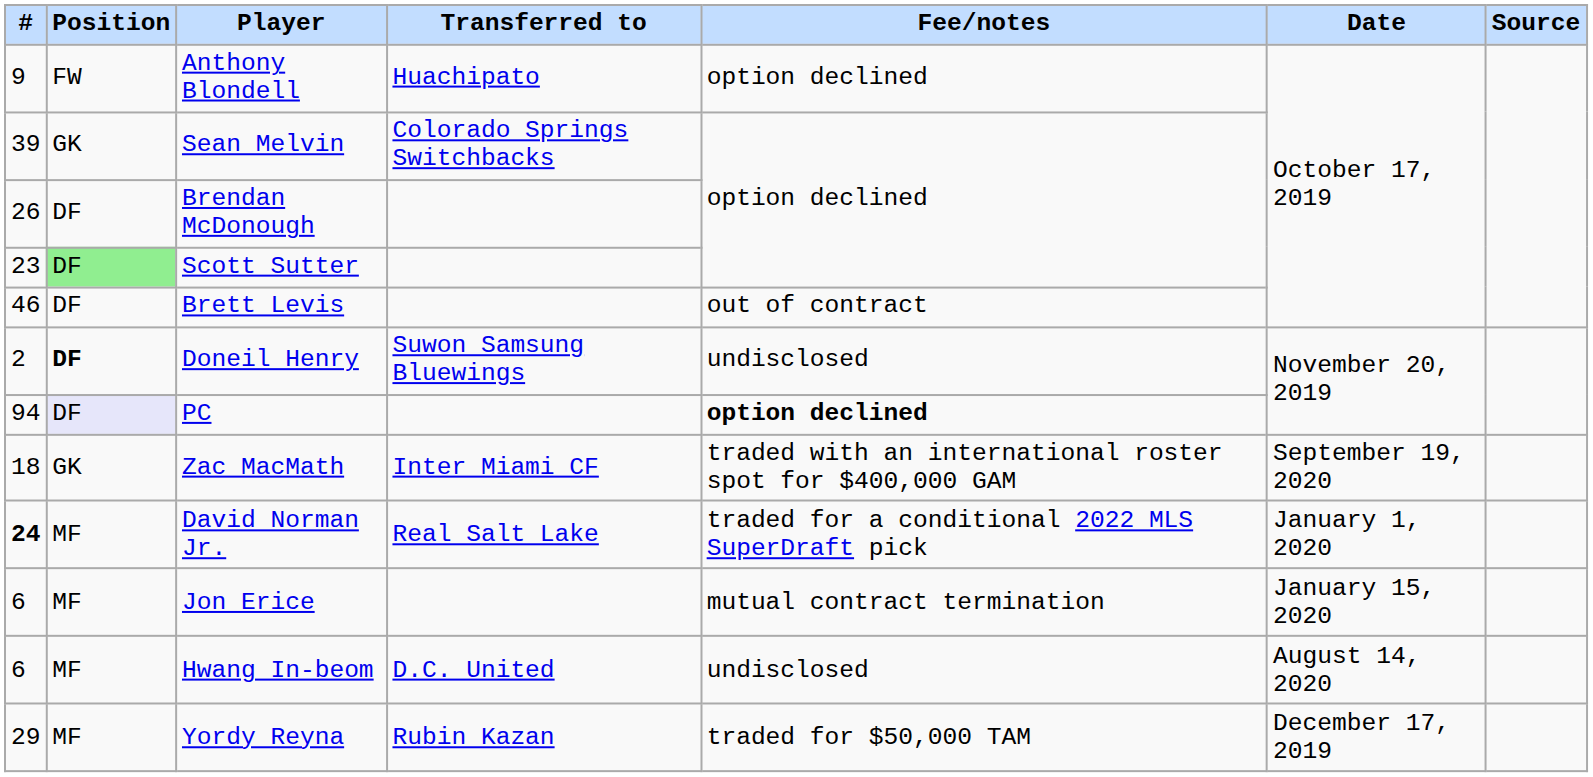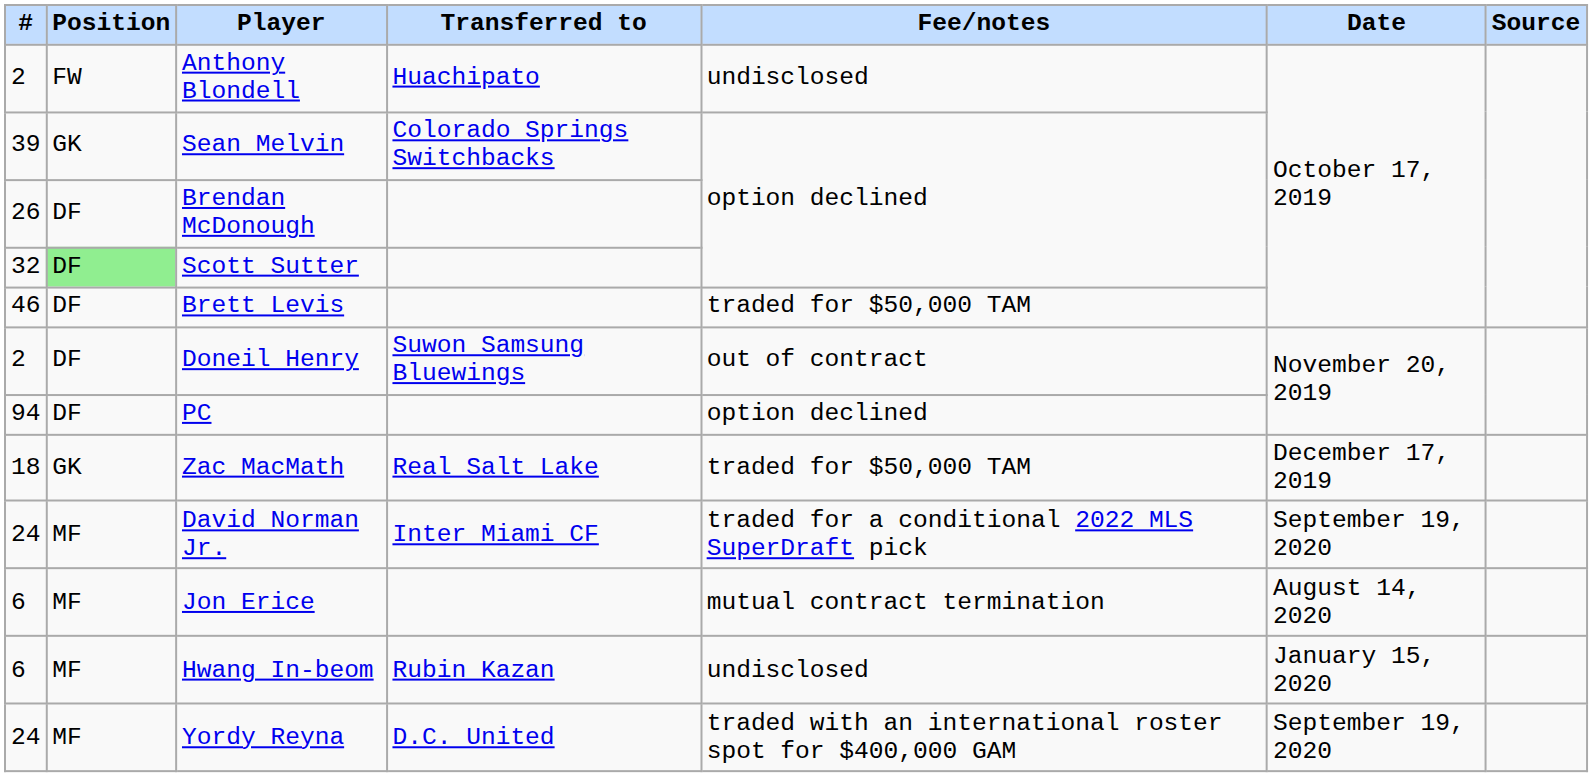(18, 79) 9 -> (18, 79) 2
(817, 79) option declined -> (788, 79) undisclosed
(26, 267) 23 -> (26, 267) 32
(817, 307) out of contract -> (869, 307) traded for $50,000 TAM
(67, 361) bold -> (67, 361) normal
(788, 361) undisclosed -> (817, 361) out of contract
(67, 414) lavender background -> (67, 414) no background
(817, 414) bold -> (817, 414) normal
(496, 468) Inter Miami CF -> (496, 468) Real Salt Lake
(965, 468) traded with an international roster spot for $400,000 GAM -> (869, 468) traded for $50,000 TAM
(1369, 468) September 19, 2020 -> (1362, 468) December 17, 2019
(26, 535) bold -> (26, 535) normal
(496, 535) Real Salt Lake -> (496, 535) Inter Miami CF
(1347, 535) January 1, 2020 -> (1369, 535) September 19, 2020
(1354, 603) January 15, 2020 -> (1347, 603) August 14, 2020
(474, 671) D.C. United -> (474, 671) Rubin Kazan
(1347, 671) August 14, 2020 -> (1354, 671) January 15, 2020
(26, 738) 29 -> (26, 738) 24
(474, 738) Rubin Kazan -> (474, 738) D.C. United
(869, 738) traded for $50,000 TAM -> (965, 738) traded with an international roster spot for $400,000 GAM
(1362, 738) December 17, 2019 -> (1369, 738) September 19, 2020
